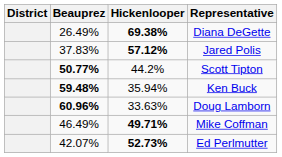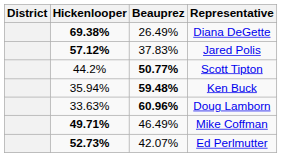columns swapped: (79, 13) <-> (148, 13)
